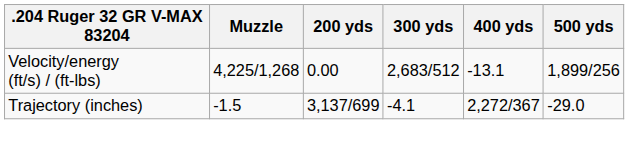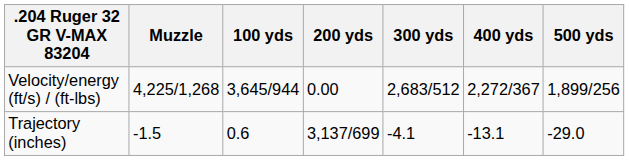+ column: (263, 35)
(486, 70) -13.1 -> (503, 89) 2,272/367
(503, 105) 2,272/367 -> (486, 133) -13.1
